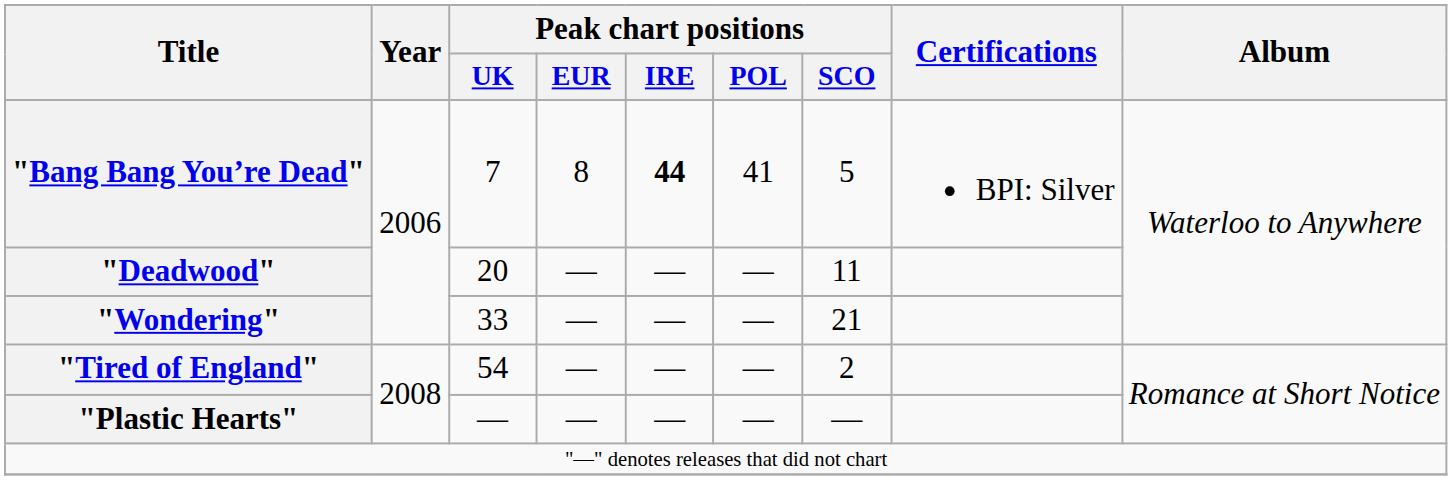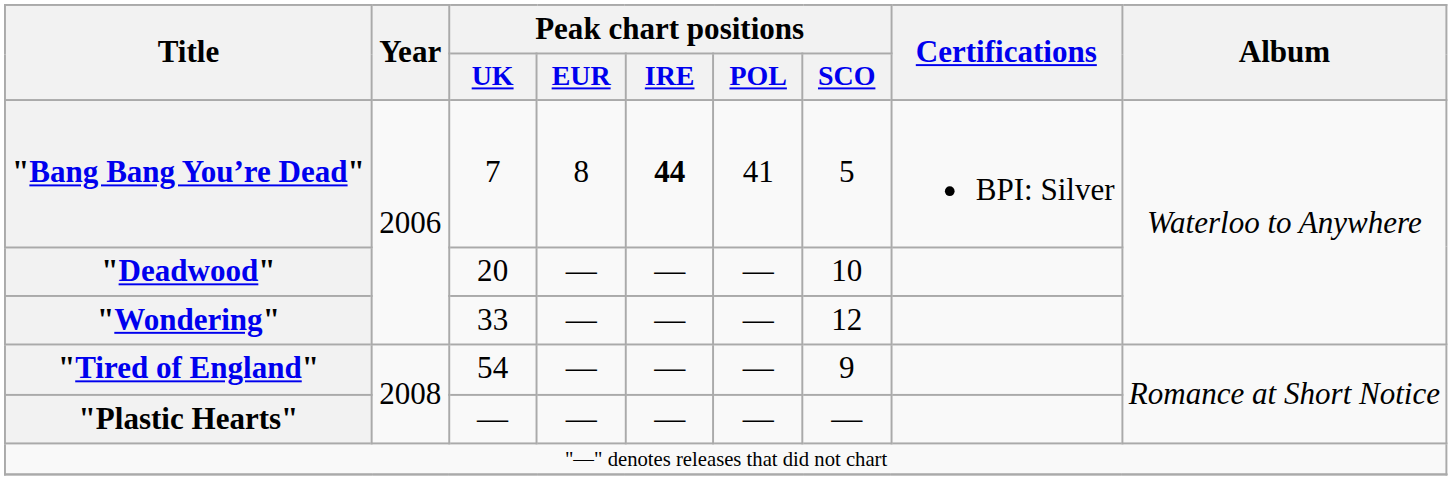(847, 270) 11 -> (847, 270) 10
(847, 319) 21 -> (847, 319) 12
(847, 369) 2 -> (847, 369) 9
